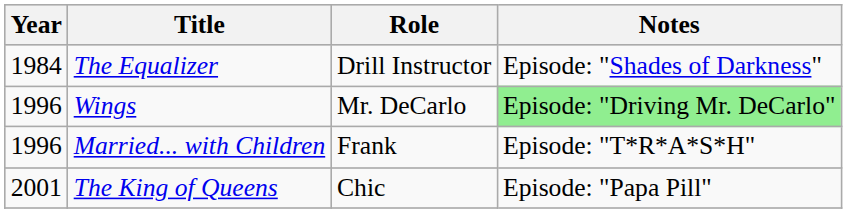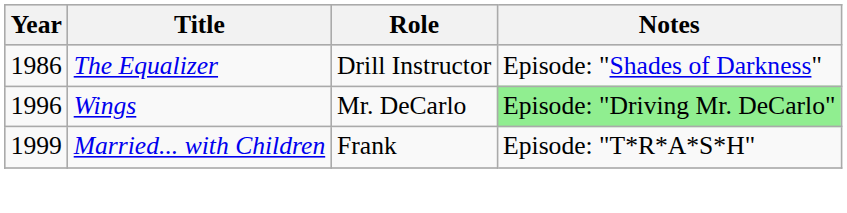(36, 65) 1984 -> (36, 65) 1986
(36, 146) 1996 -> (36, 146) 1999
- row: (176, 187)
